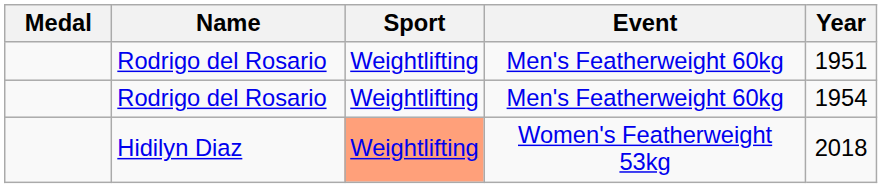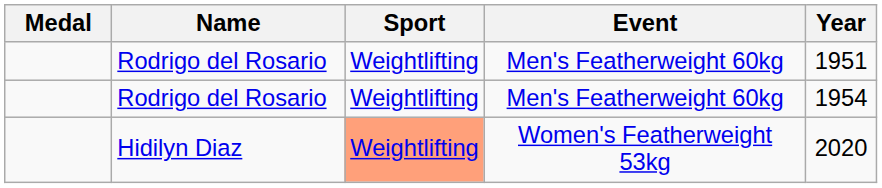(841, 149) 2018 -> (841, 149) 2020
